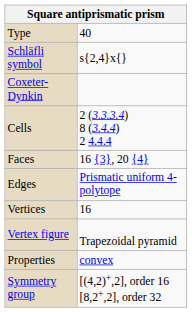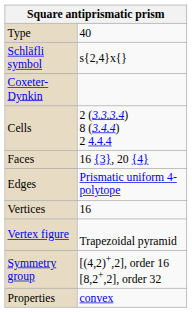rows swapped: (32, 288) <-> (31, 259)
